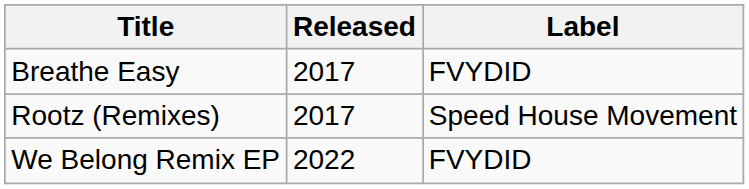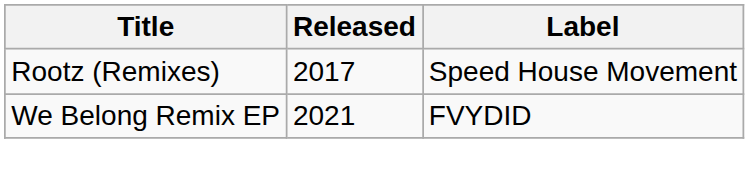- row: (95, 71)
(324, 159) 2022 -> (324, 115) 2021
